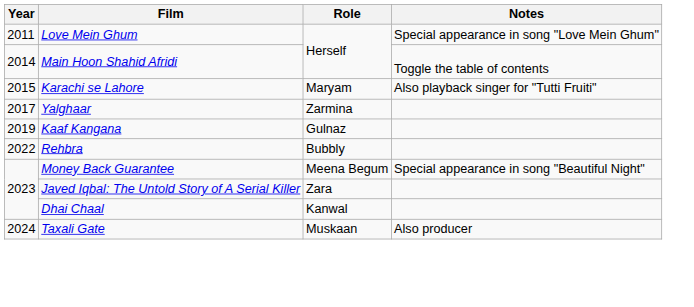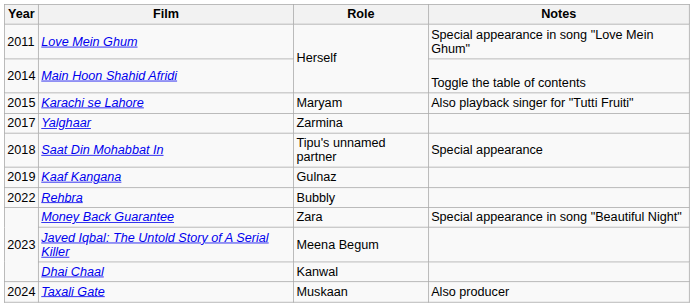+ row: (102, 150)
(347, 169) Meena Begum -> (310, 217) Zara
(319, 189) Zara -> (338, 244) Meena Begum
